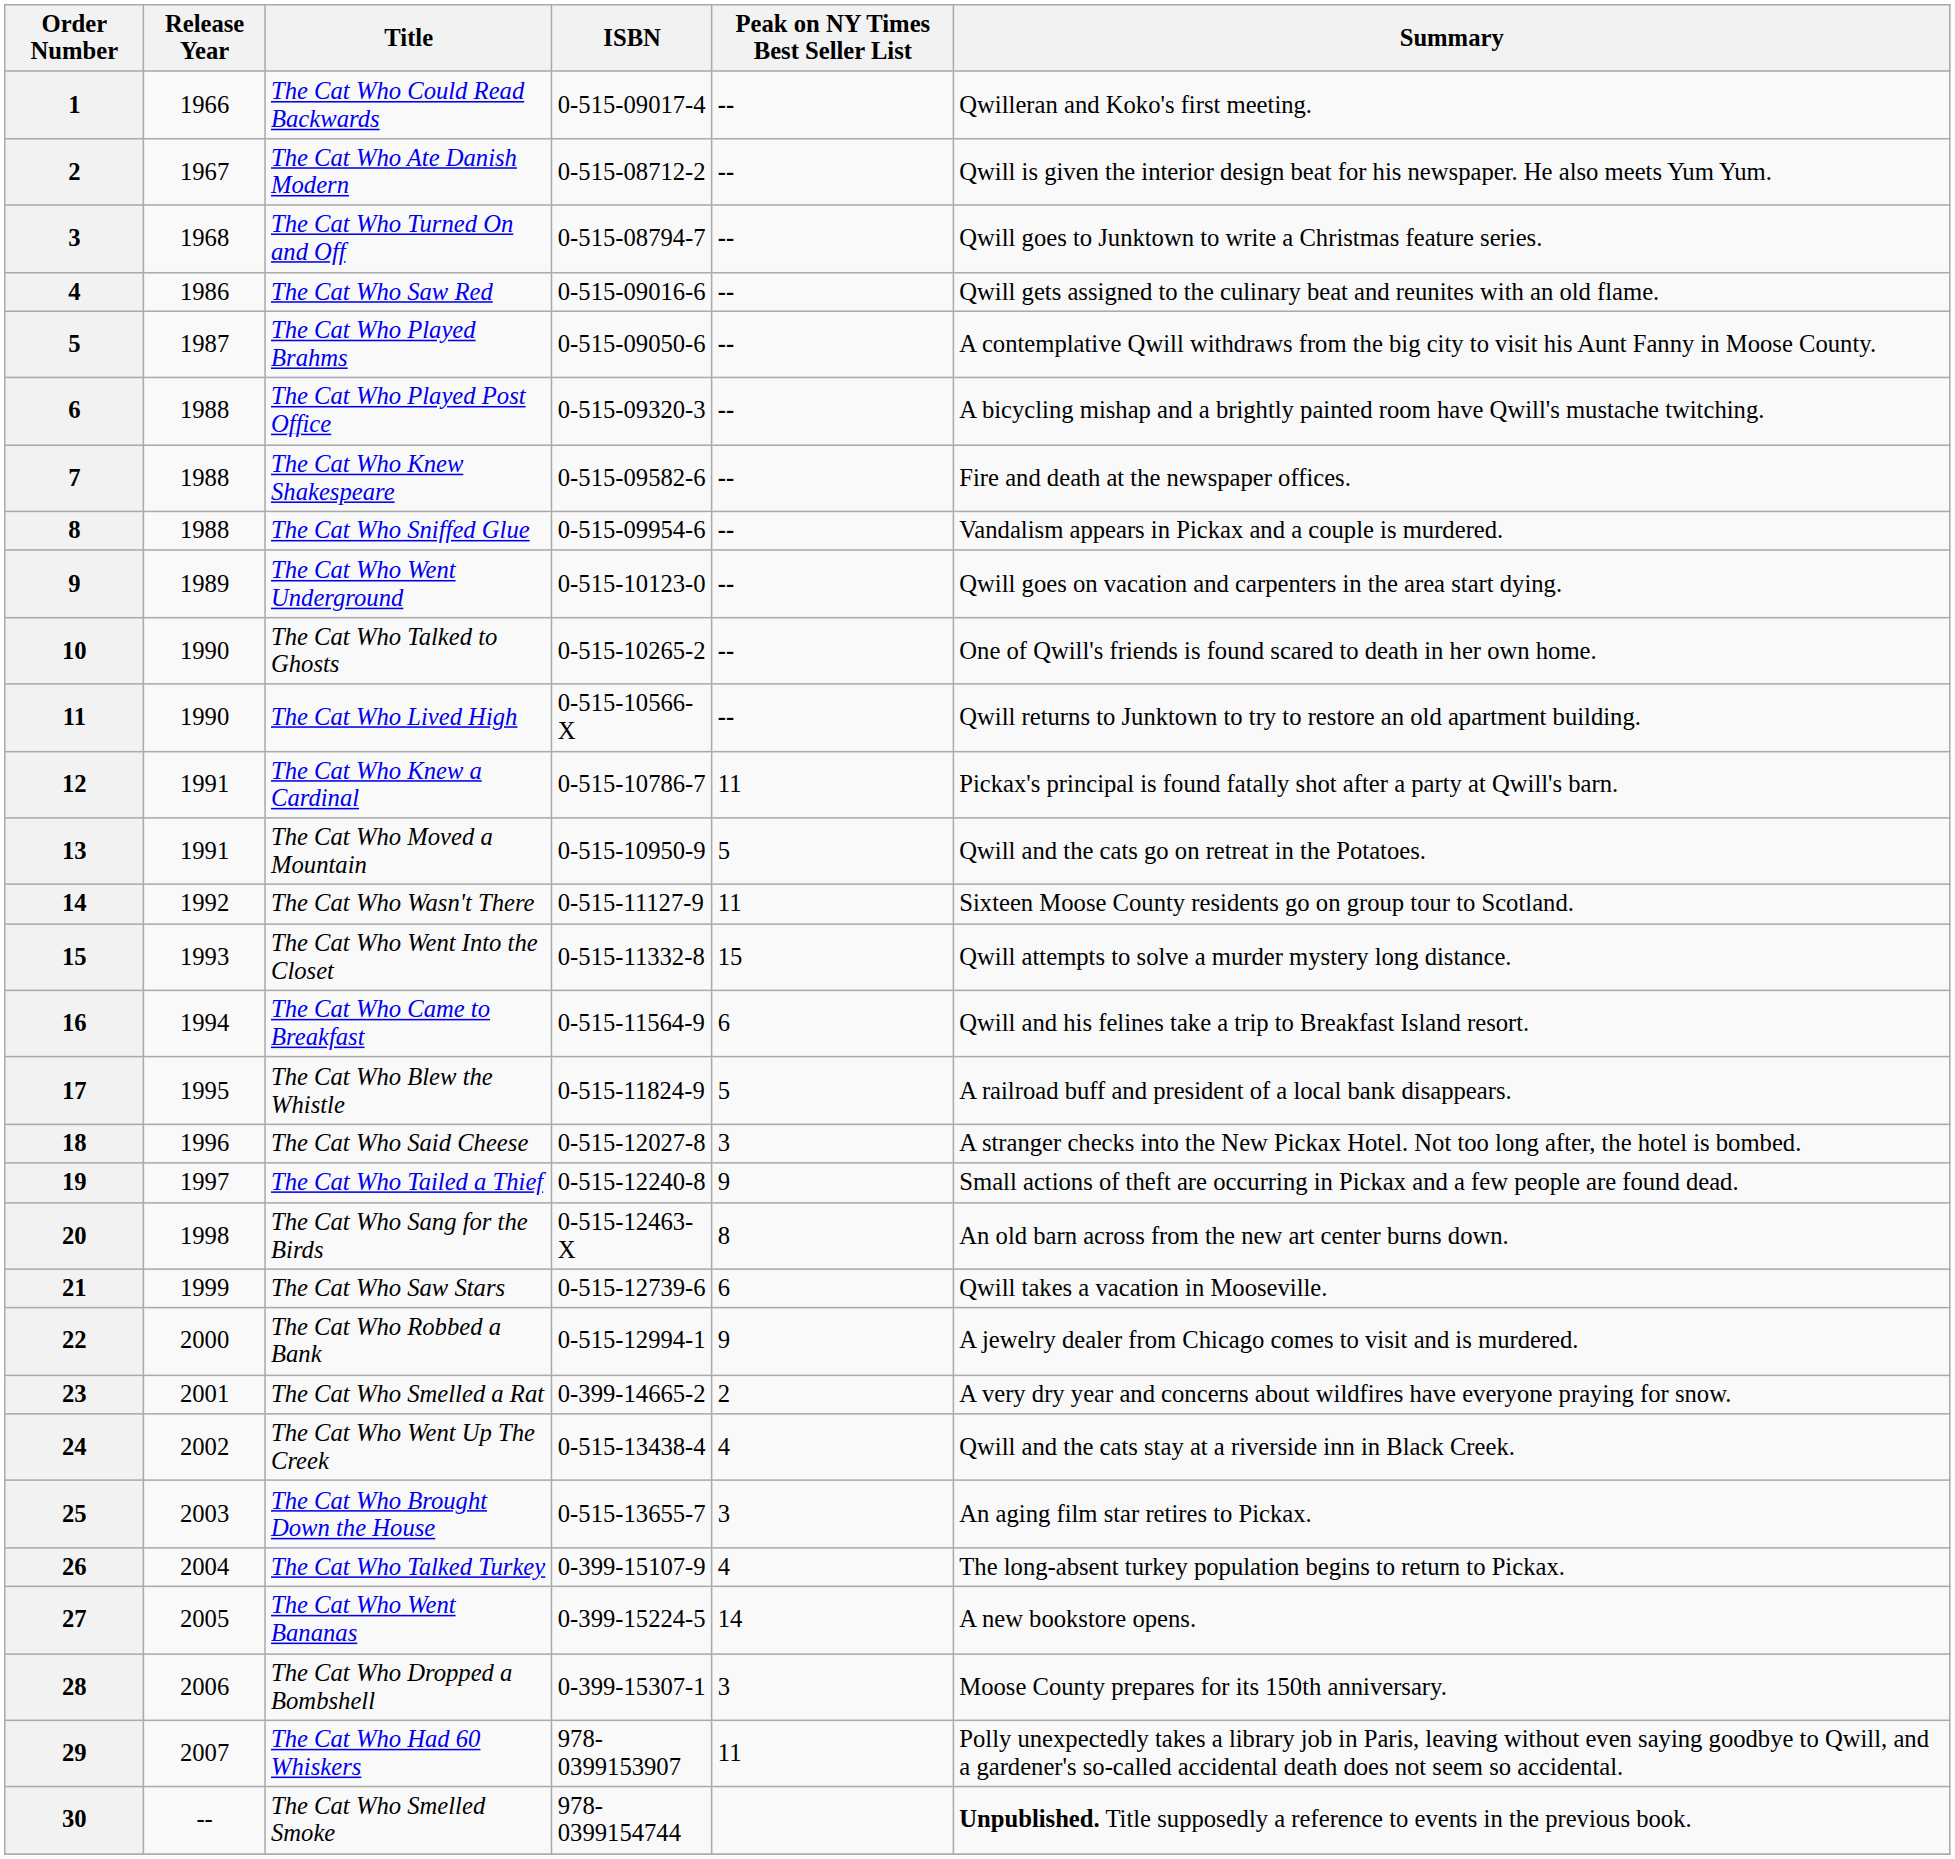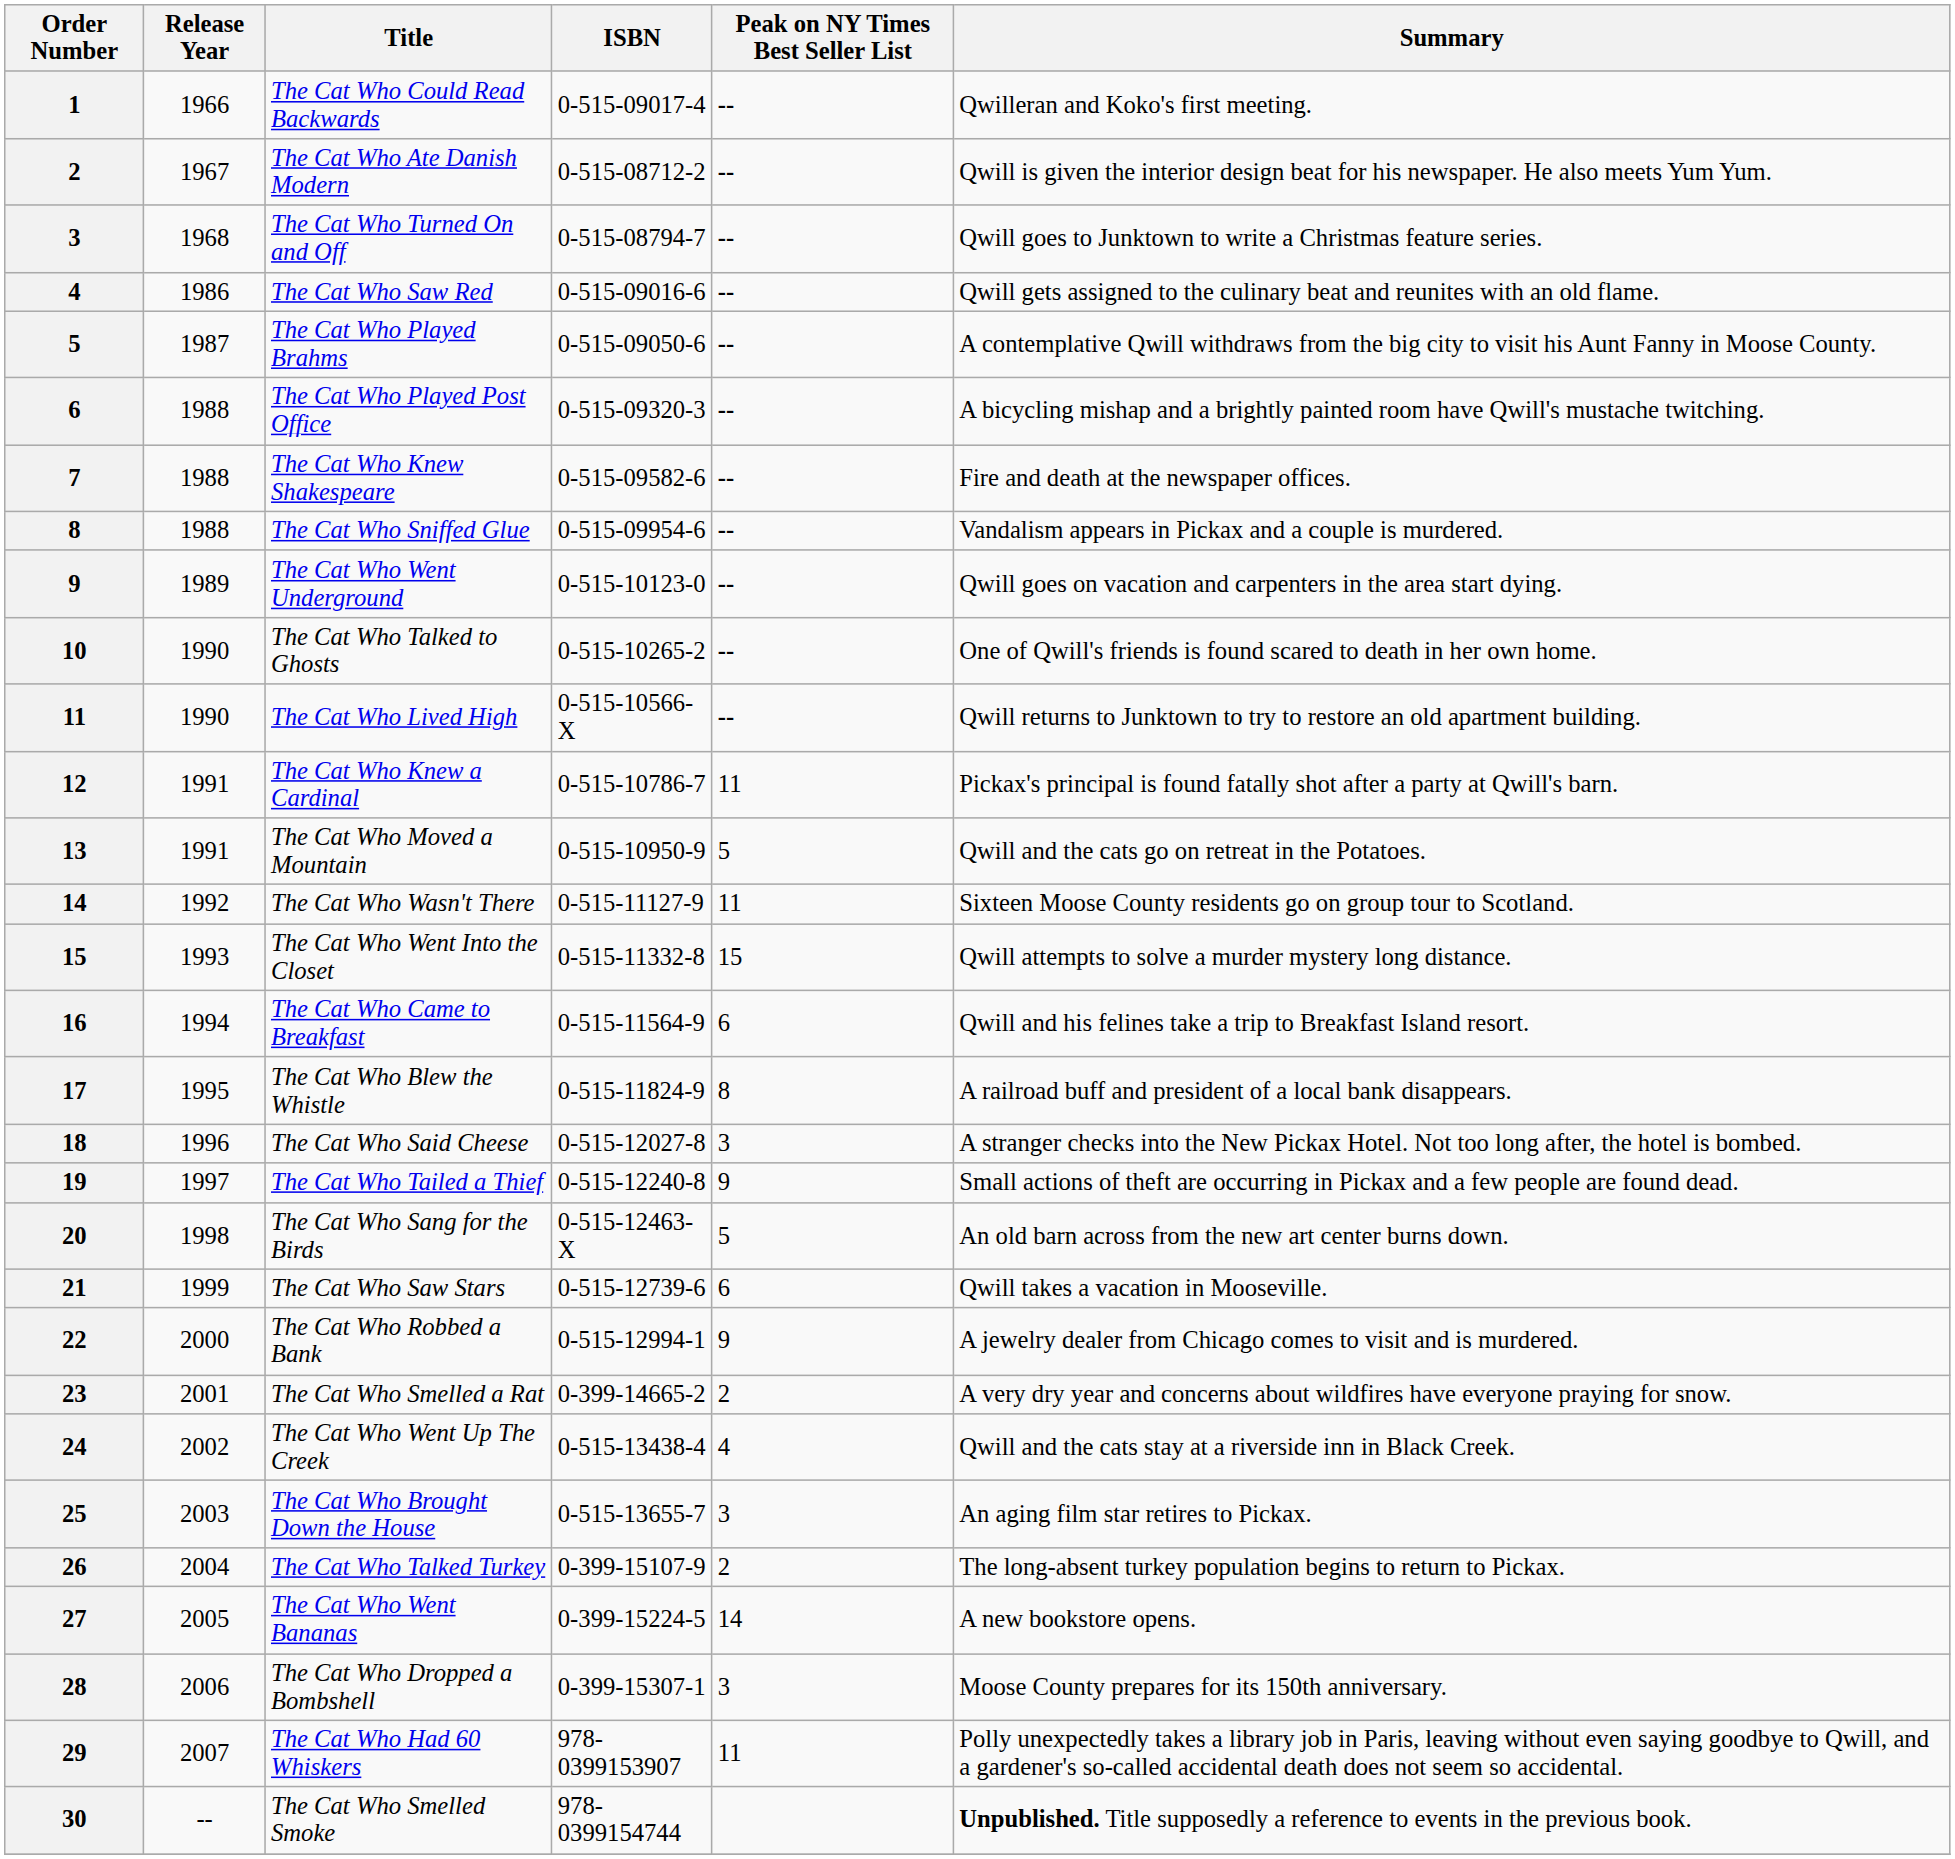(724, 1090) 5 -> (724, 1090) 8
(724, 1235) 8 -> (724, 1235) 5
(724, 1566) 4 -> (724, 1566) 2
